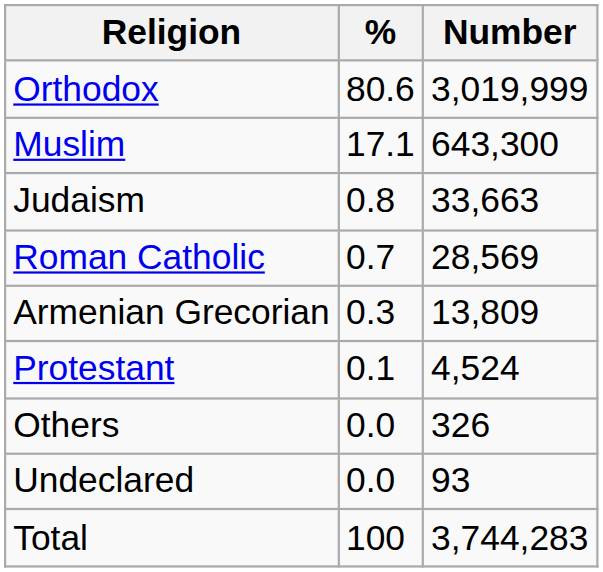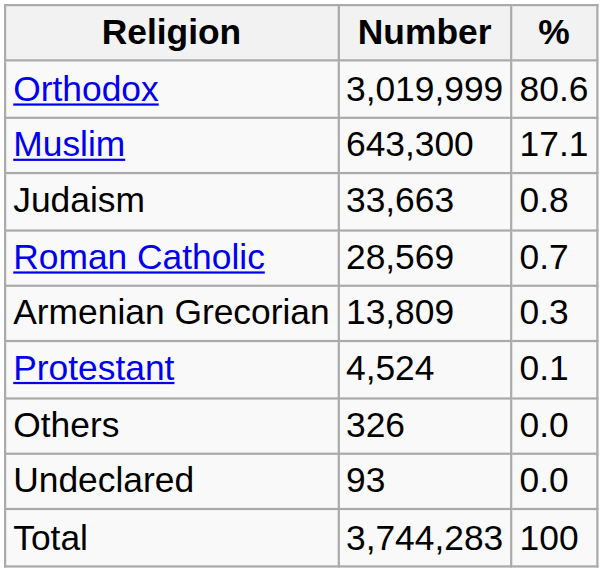columns swapped: (510, 32) <-> (380, 32)
